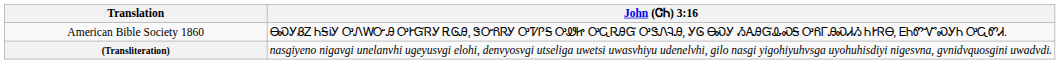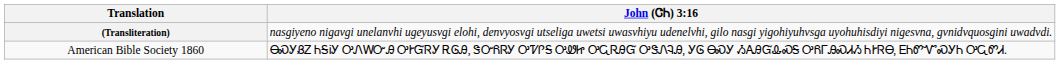rows swapped: (136, 31) <-> (136, 50)
